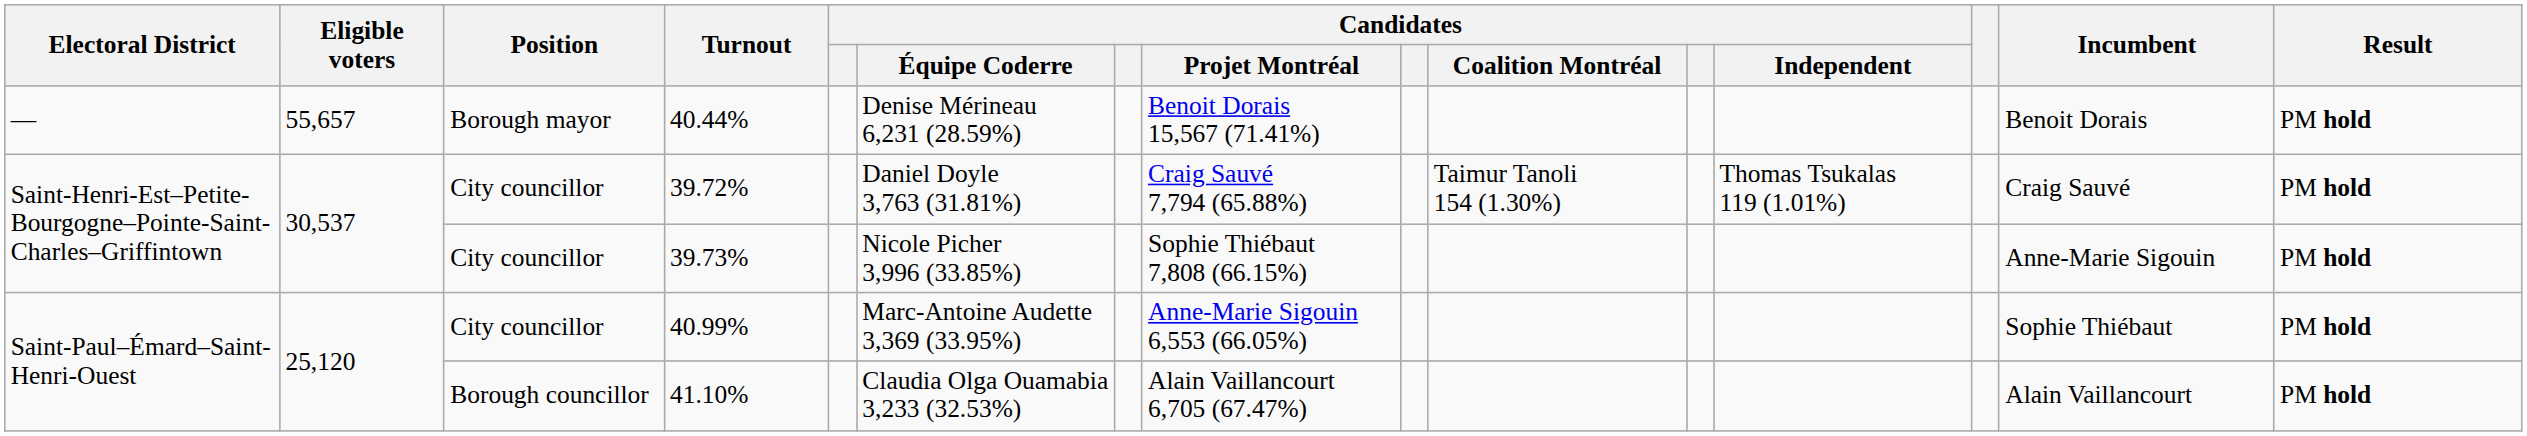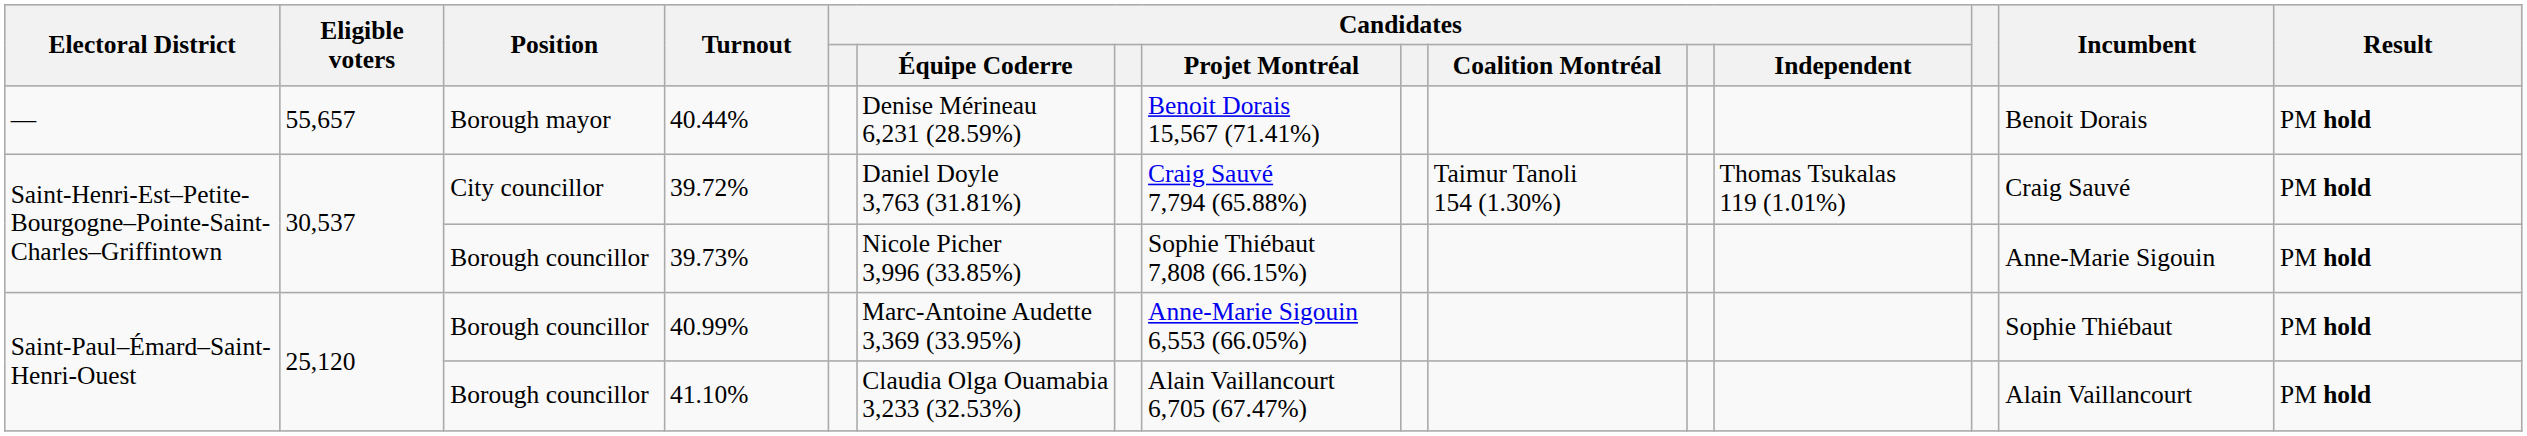(527, 257) City councillor -> (550, 257) Borough councillor
(527, 326) City councillor -> (550, 326) Borough councillor
